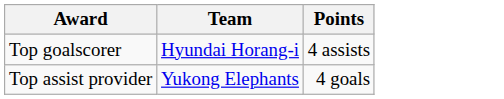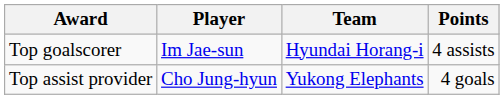+ column: (219, 19)
